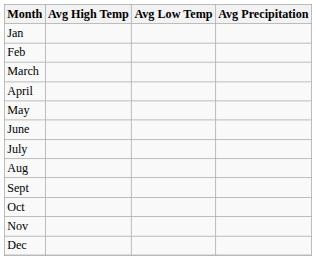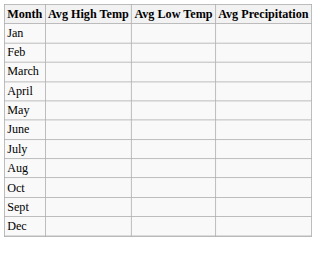rows swapped: (18, 187) <-> (16, 206)
- row: (18, 226)
